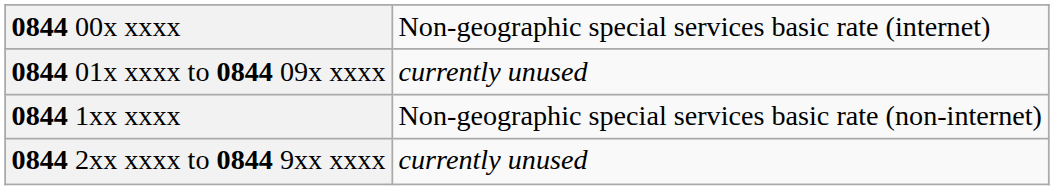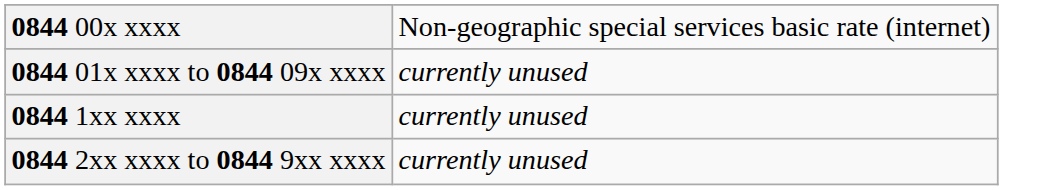(720, 116) Non-geographic special services basic rate (non-internet) -> (493, 116) currently unused
